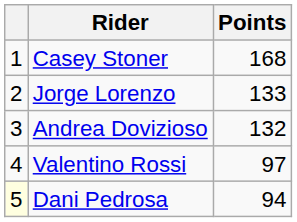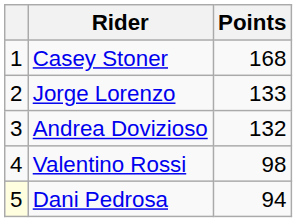(274, 164) 97 -> (274, 164) 98
